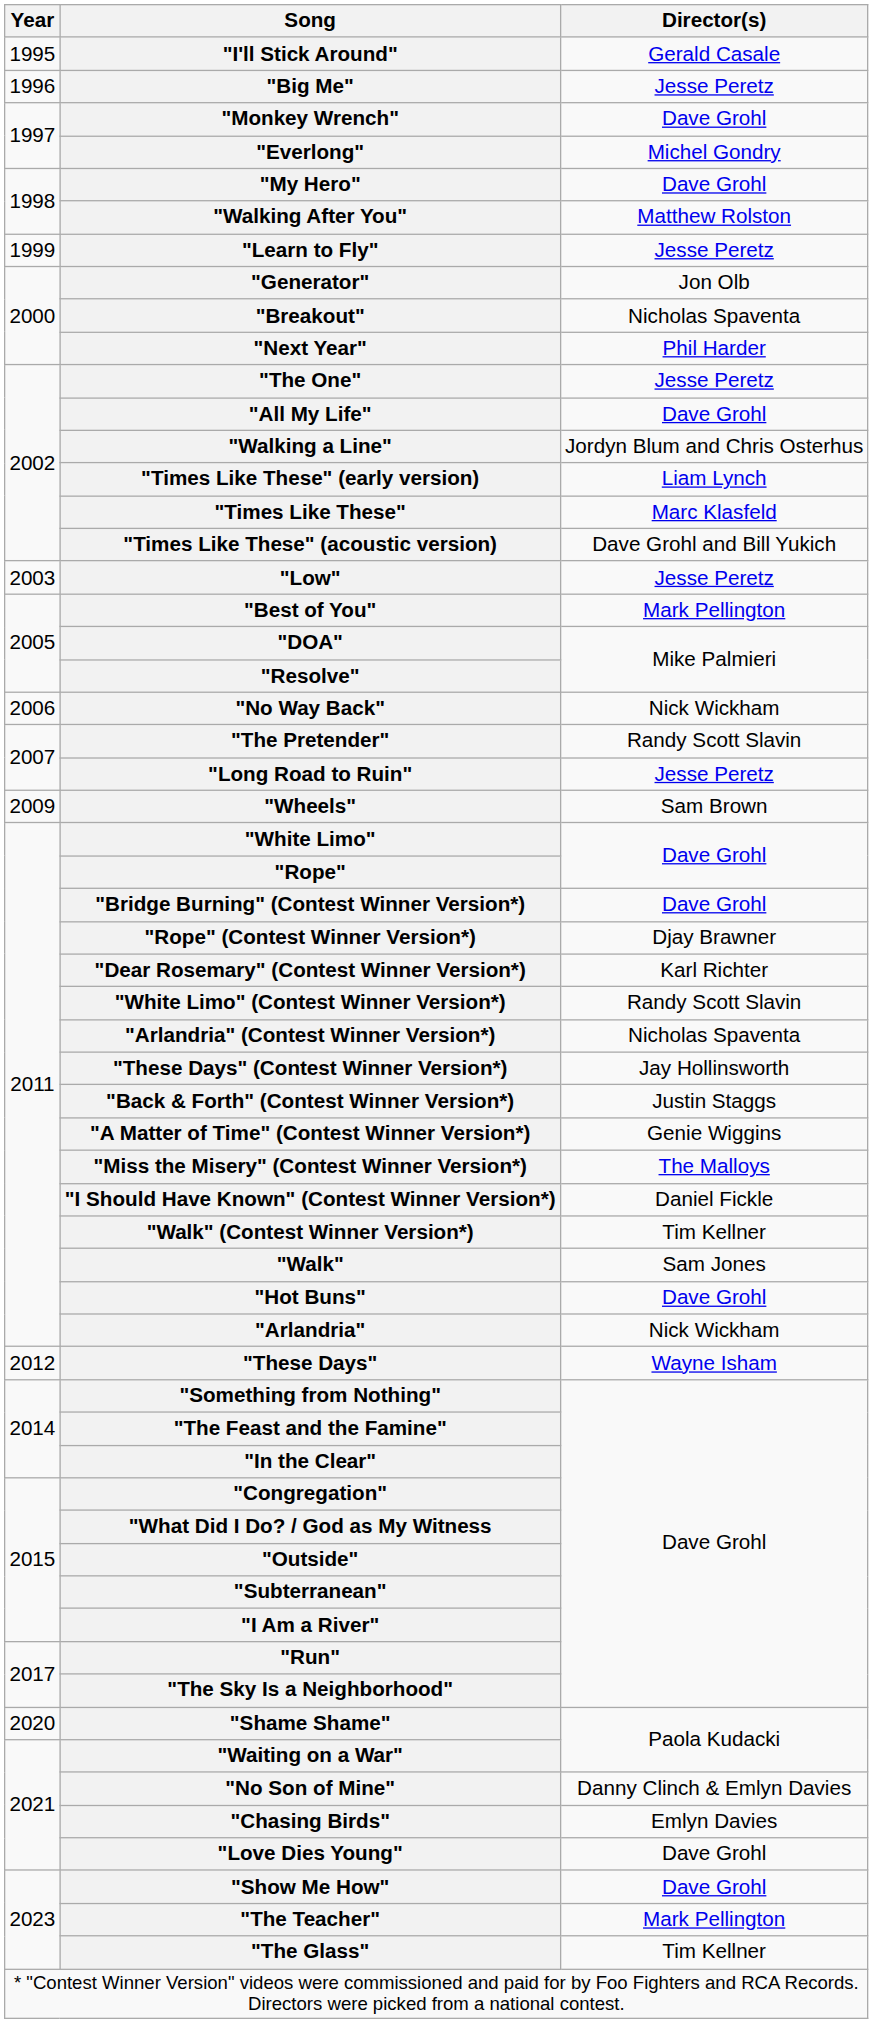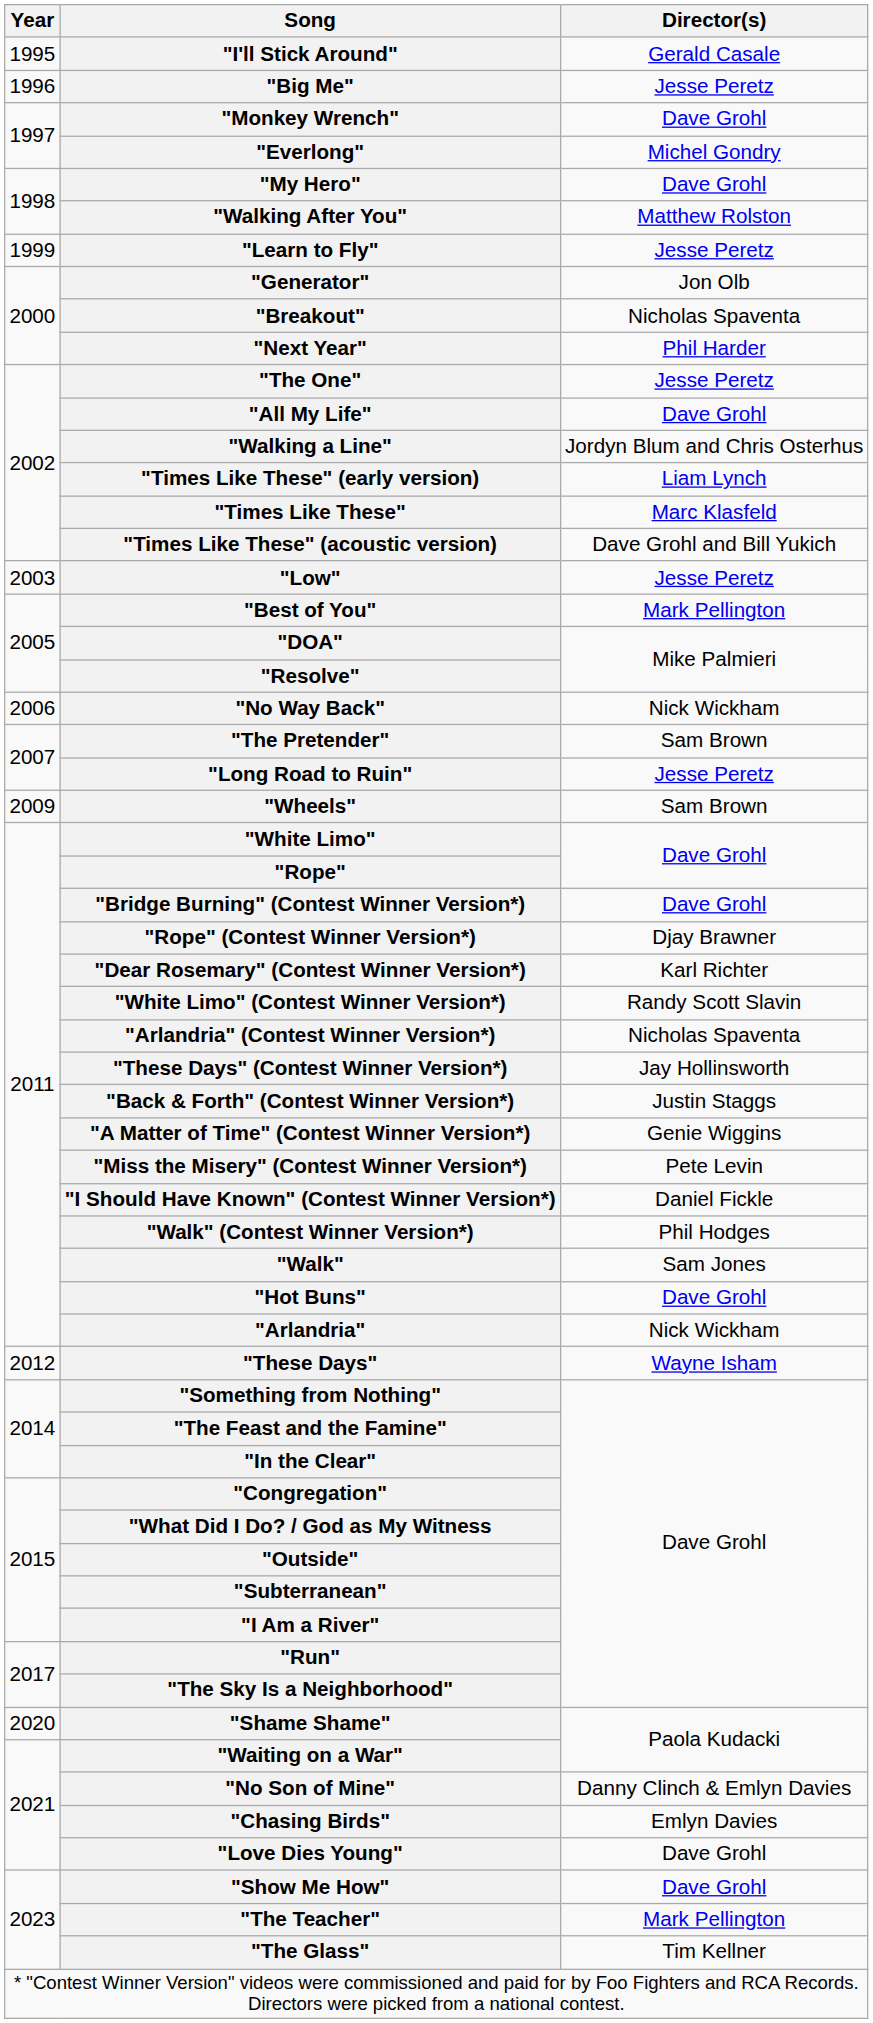(714, 741) Randy Scott Slavin -> (714, 741) Sam Brown
(714, 1166) The Malloys -> (714, 1166) Pete Levin
(714, 1232) Tim Kellner -> (714, 1232) Phil Hodges
